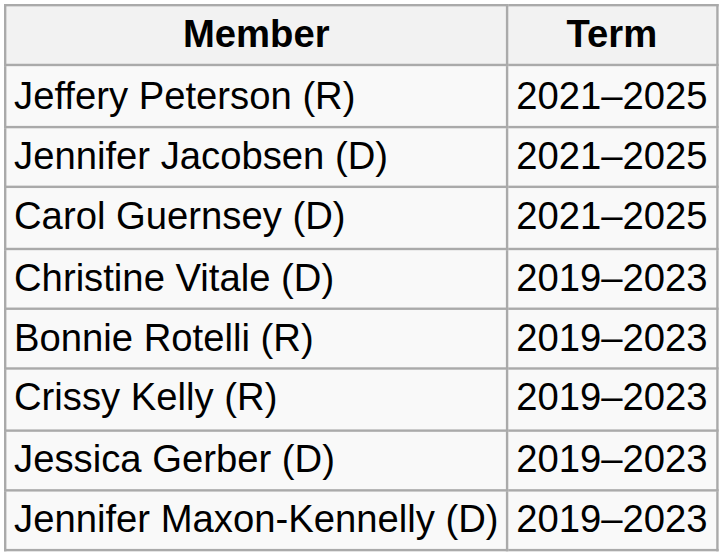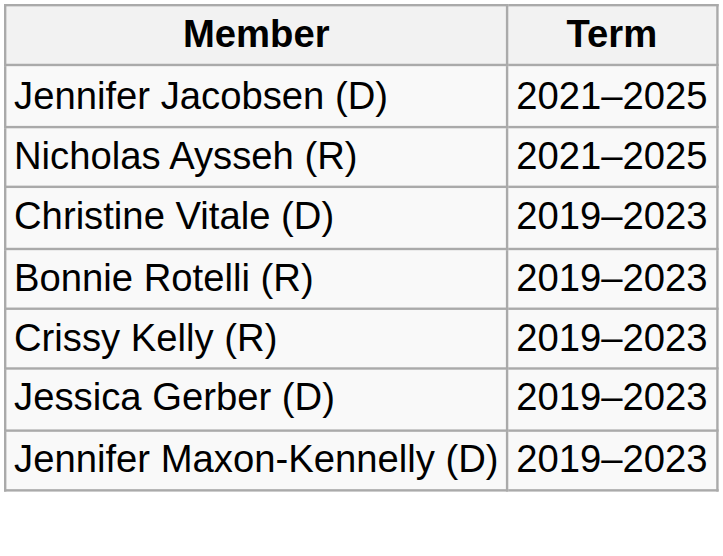- row: (185, 95)
- row: (180, 216)
+ row: (186, 156)
